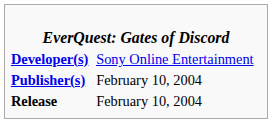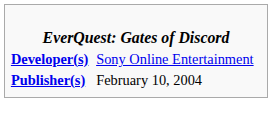- row: (34, 101)
